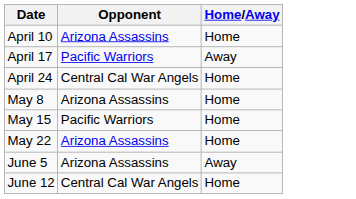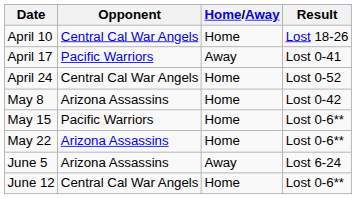+ column: (317, 15)
(115, 36) Arizona Assassins -> (130, 36) Central Cal War Angels
